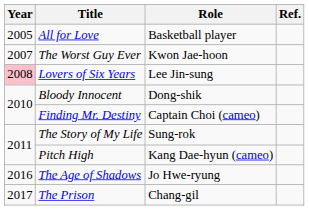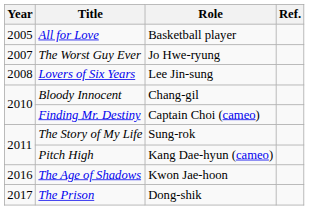(188, 54) Kwon Jae-hoon -> (184, 54) Jo Hwe-ryung
(20, 74) pink background -> (20, 74) no background
(175, 94) Dong-shik -> (173, 94) Chang-gil
(184, 174) Jo Hwe-ryung -> (188, 174) Kwon Jae-hoon
(173, 194) Chang-gil -> (175, 194) Dong-shik
